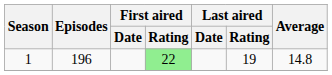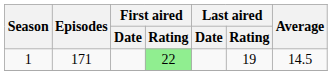(81, 59) 196 -> (81, 59) 171
(300, 59) 14.8 -> (300, 59) 14.5
